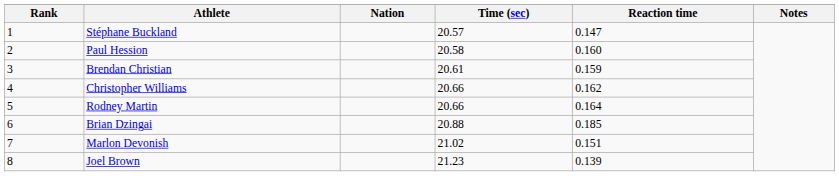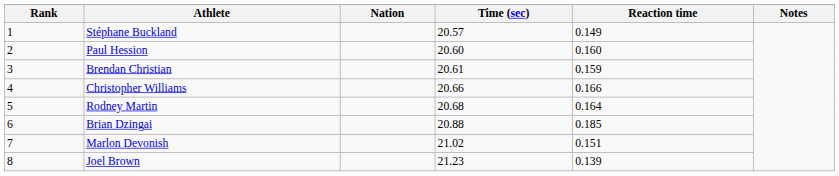(588, 32) 0.147 -> (588, 32) 0.149
(451, 50) 20.58 -> (451, 50) 20.60
(588, 87) 0.162 -> (588, 87) 0.166
(451, 106) 20.66 -> (451, 106) 20.68
